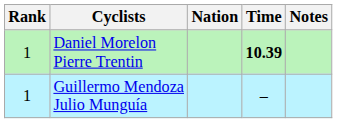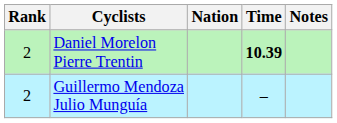(27, 52) 1 -> (27, 52) 2
(27, 95) 1 -> (27, 95) 2
